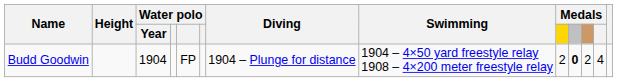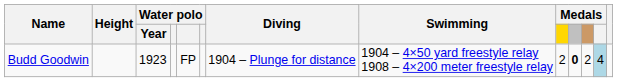(153, 61) 1904 -> (153, 61) 1923
(600, 61) no background -> (600, 61) lightblue background
